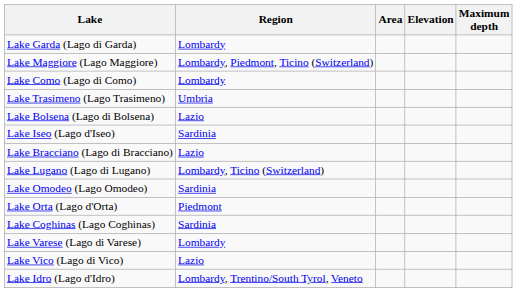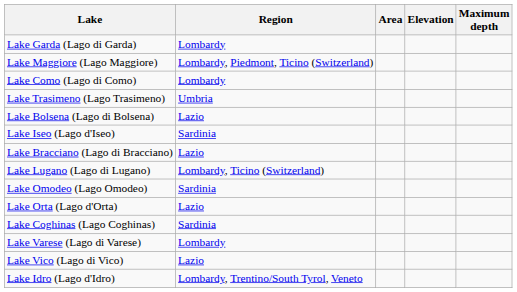(200, 206) Piedmont -> (191, 206) Lazio
